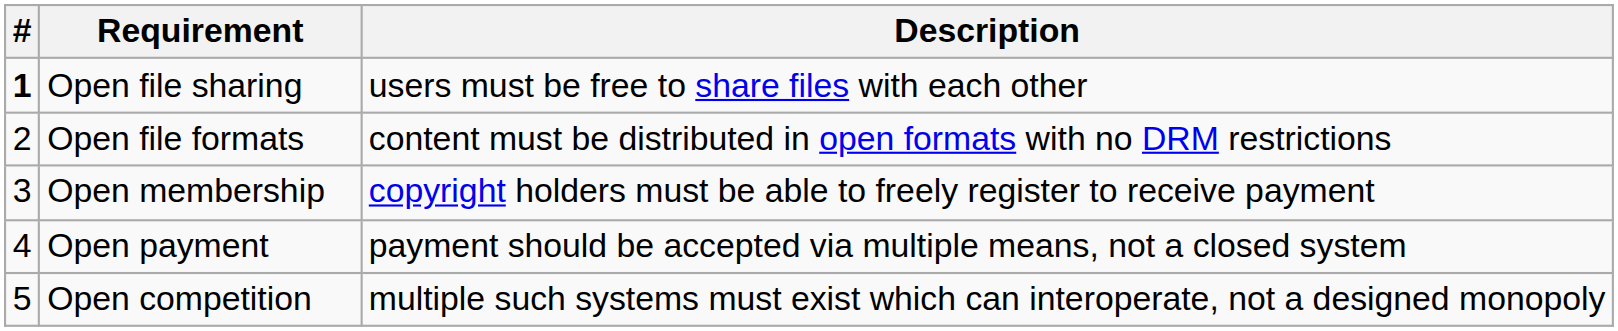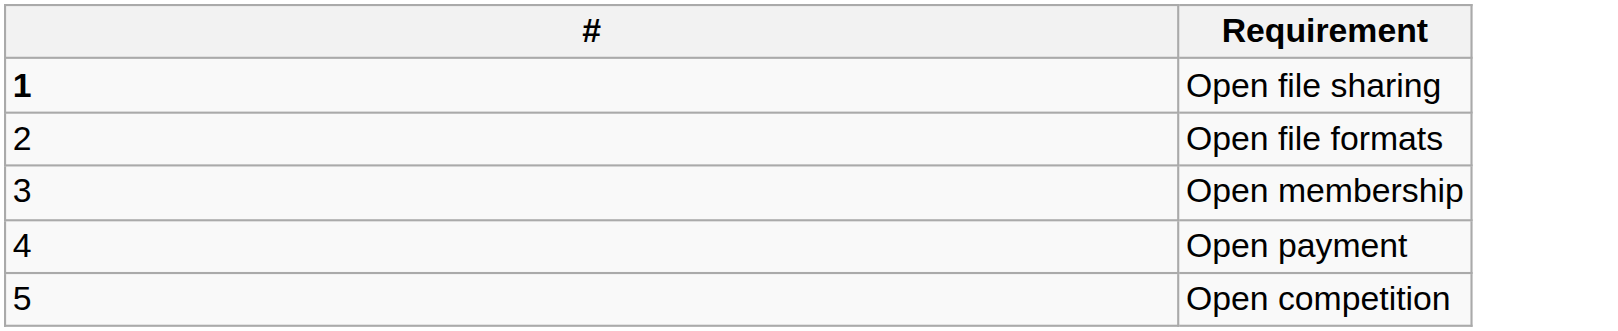- column: (987, 31)
